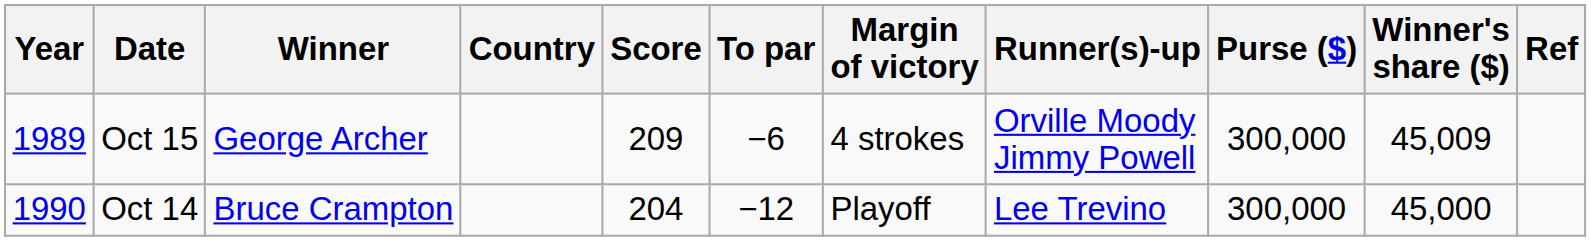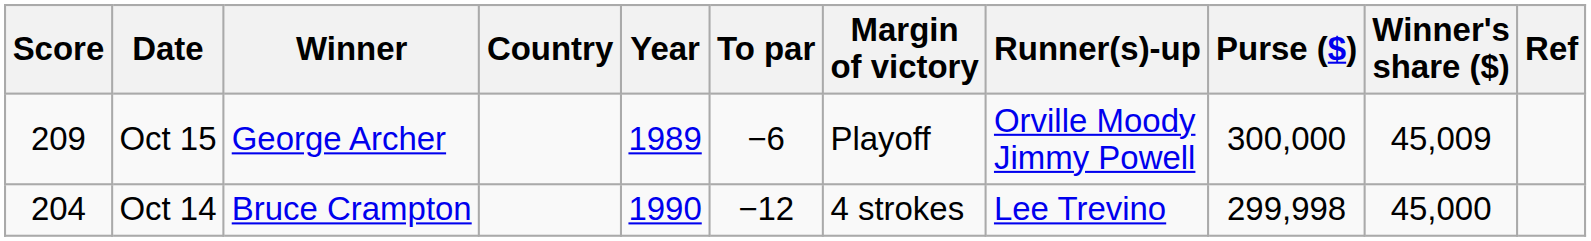columns swapped: (49, 49) <-> (656, 49)
(897, 138) 4 strokes -> (880, 138) Playoff
(880, 209) Playoff -> (897, 209) 4 strokes
(1287, 209) 300,000 -> (1287, 209) 299,998
